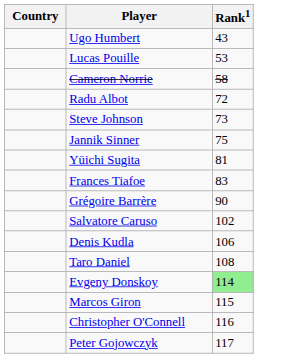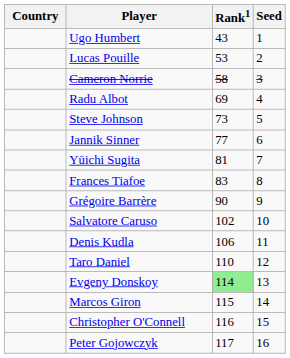+ column: (269, 16)
(222, 99) 72 -> (222, 99) 69
(222, 139) 75 -> (222, 139) 77
(225, 261) 108 -> (225, 261) 110
